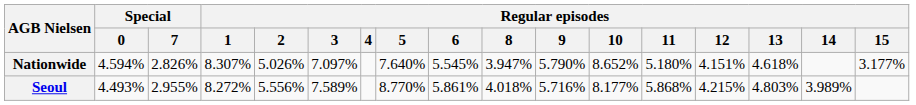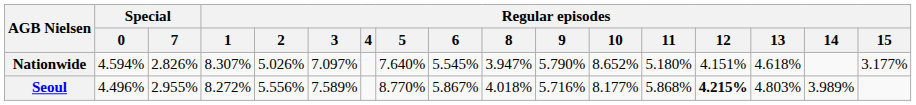(121, 87) 4.493% -> (121, 87) 4.496%
(455, 87) 5.861% -> (455, 87) 5.867%
(722, 87) normal -> (723, 87) bold
